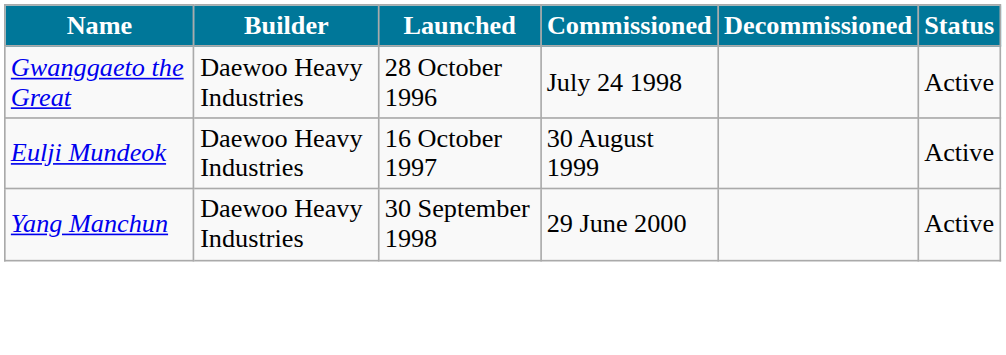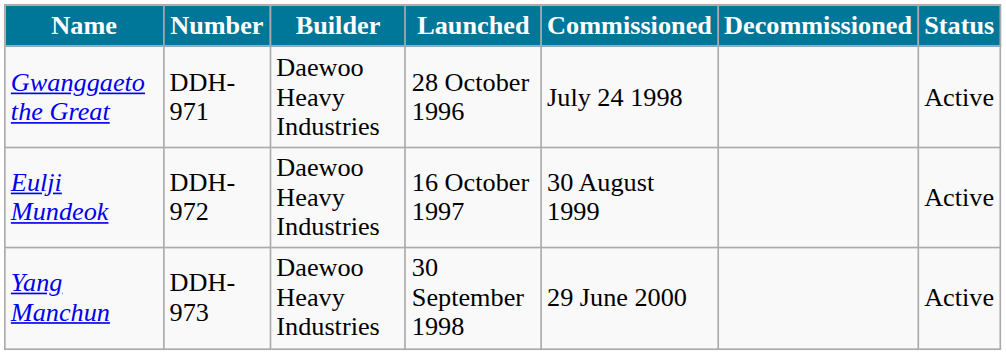+ column: (217, 25)
